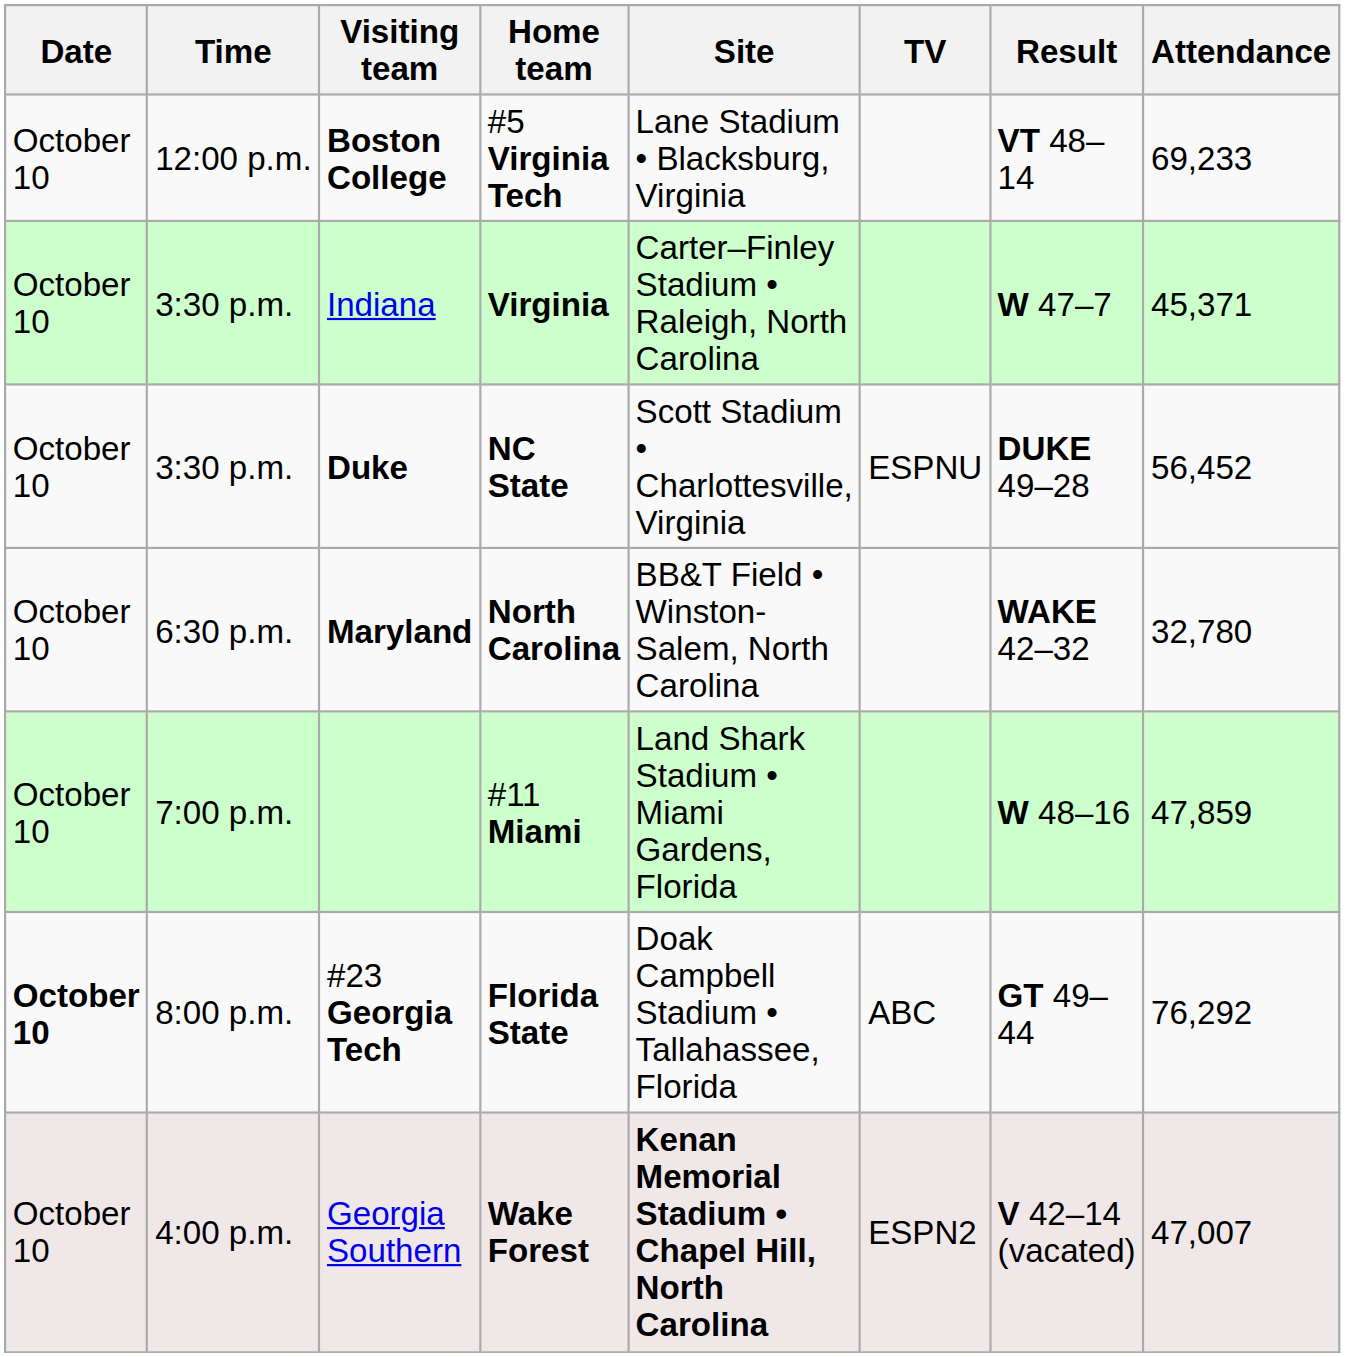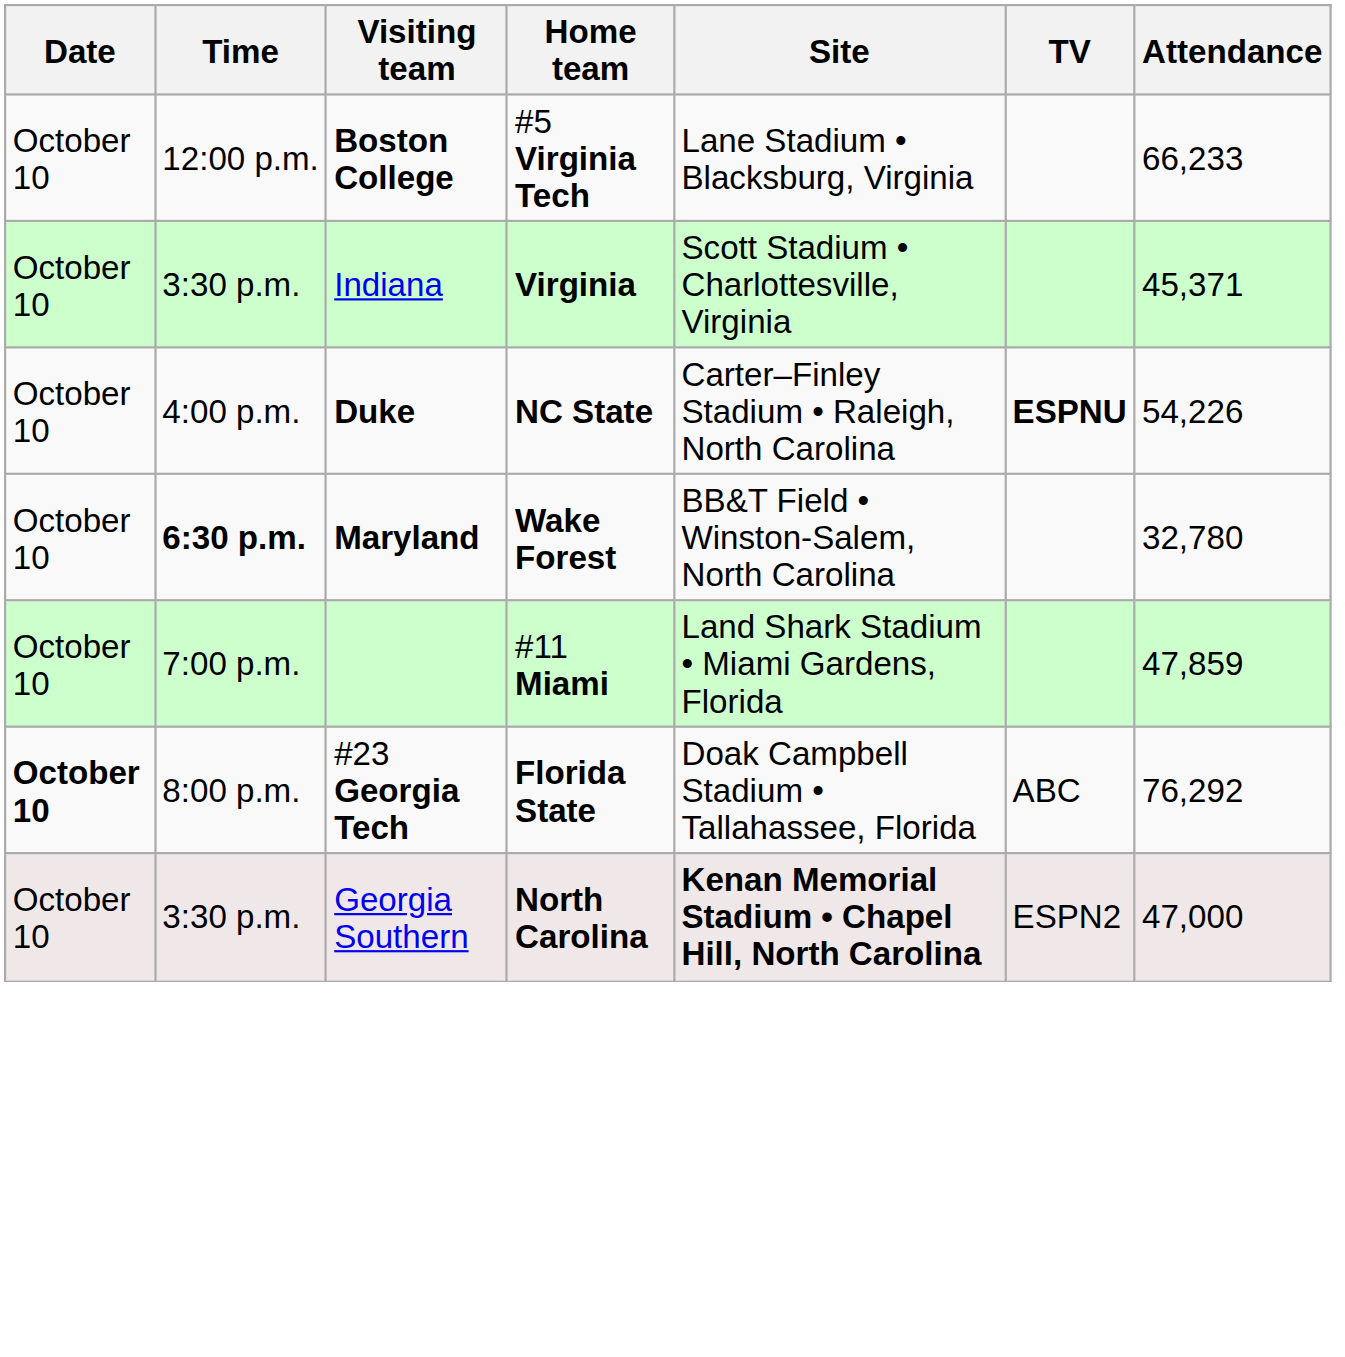- column: (1067, 50)
(1202, 158) 69,233 -> (1193, 158) 66,233
(741, 303) Carter–Finley Stadium • Raleigh, North Carolina -> (795, 285) Scott Stadium • Charlottesville, Virginia
(224, 467) 3:30 p.m. -> (231, 411) 4:00 p.m.
(744, 467) Scott Stadium • Charlottesville, Virginia -> (818, 411) Carter–Finley Stadium • Raleigh, North Carolina
(925, 467) normal -> (1070, 411) bold
(1202, 467) 56,452 -> (1193, 411) 54,226
(224, 630) normal -> (234, 538) bold
(554, 630) North Carolina -> (566, 538) Wake Forest
(224, 1233) 4:00 p.m. -> (231, 918) 3:30 p.m.
(538, 1233) Wake Forest -> (581, 918) North Carolina
(1202, 1233) 47,007 -> (1193, 918) 47,000
